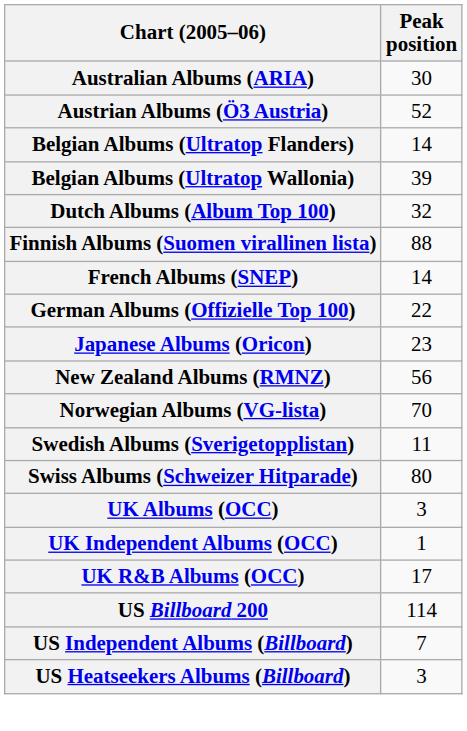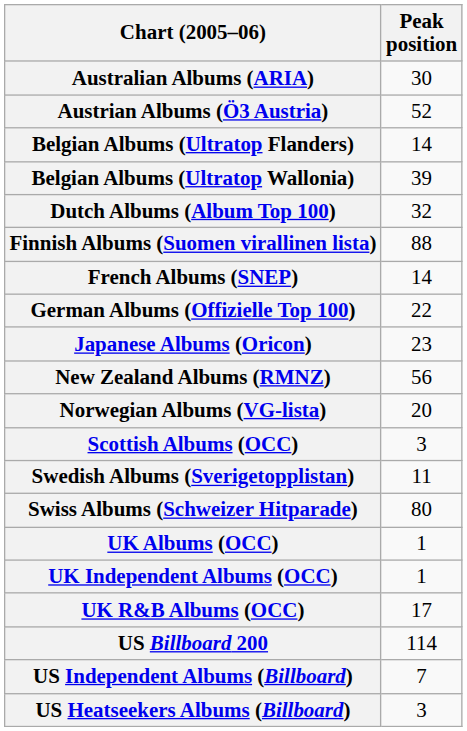(422, 410) 70 -> (422, 410) 20
+ row: (193, 443)
(422, 510) 3 -> (422, 543) 1
